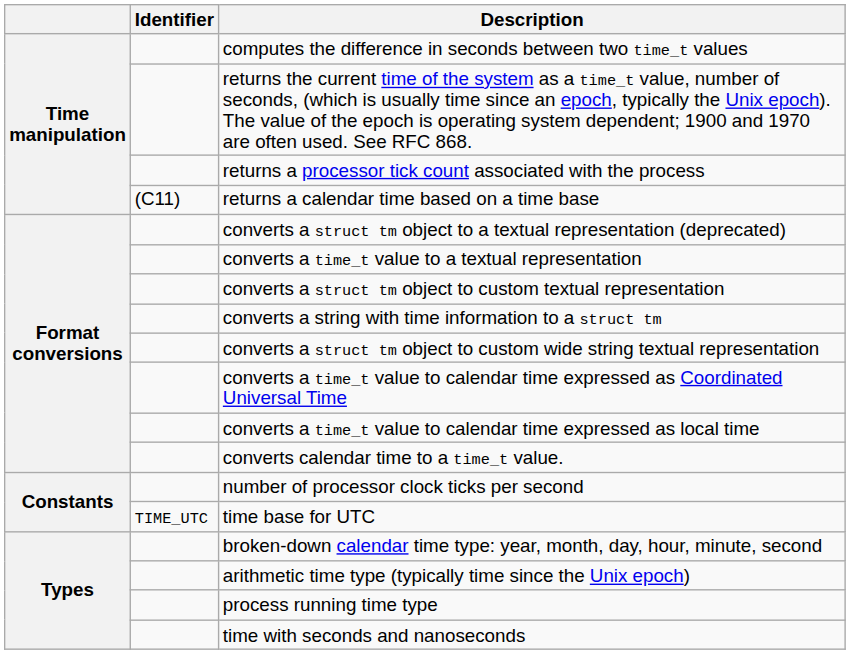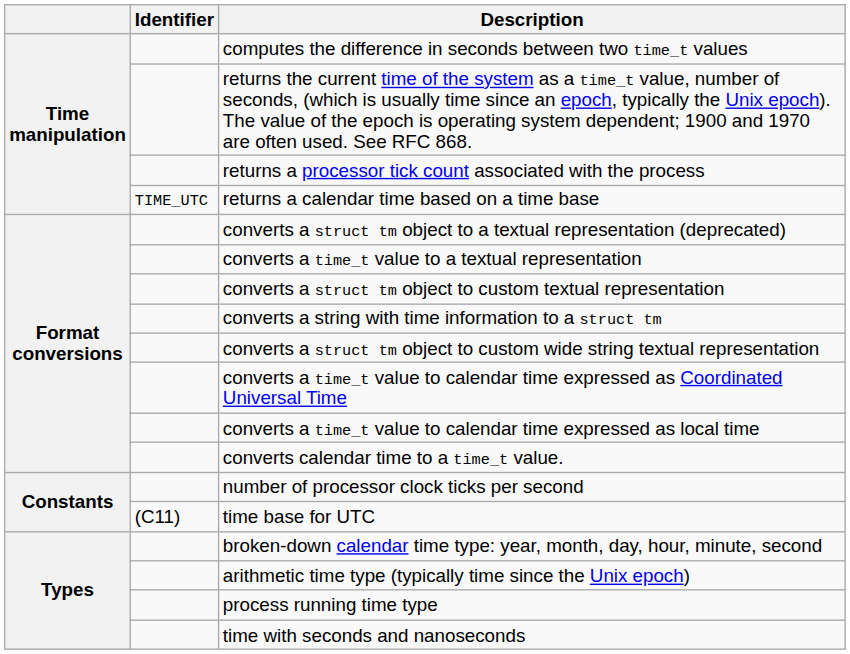(158, 200) (C11) -> (171, 202) TIME_UTC
(171, 518) TIME_UTC -> (158, 516) (C11)
